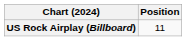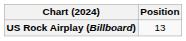(160, 28) 11 -> (160, 28) 13
